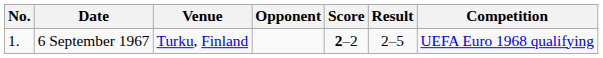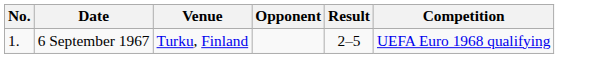- column: (346, 16)
